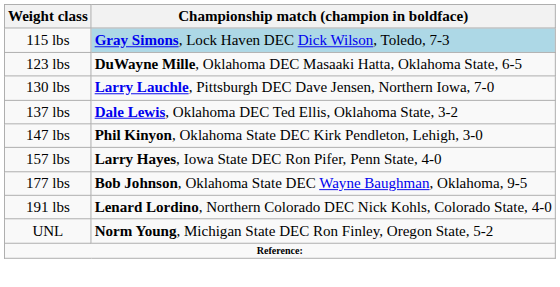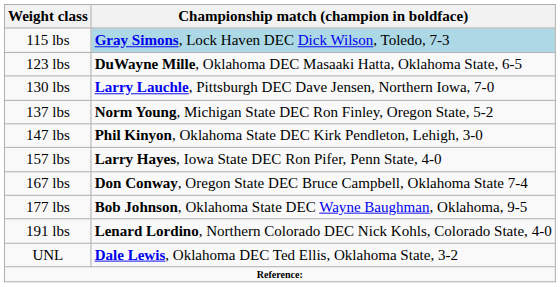(276, 111) Dale Lewis, Oklahoma DEC Ted Ellis, Oklahoma State, 3-2 -> (294, 111) Norm Young, Michigan State DEC Ron Finley, Oregon State, 5-2
+ row: (48, 183)
(294, 231) Norm Young, Michigan State DEC Ron Finley, Oregon State, 5-2 -> (276, 254) Dale Lewis, Oklahoma DEC Ted Ellis, Oklahoma State, 3-2
